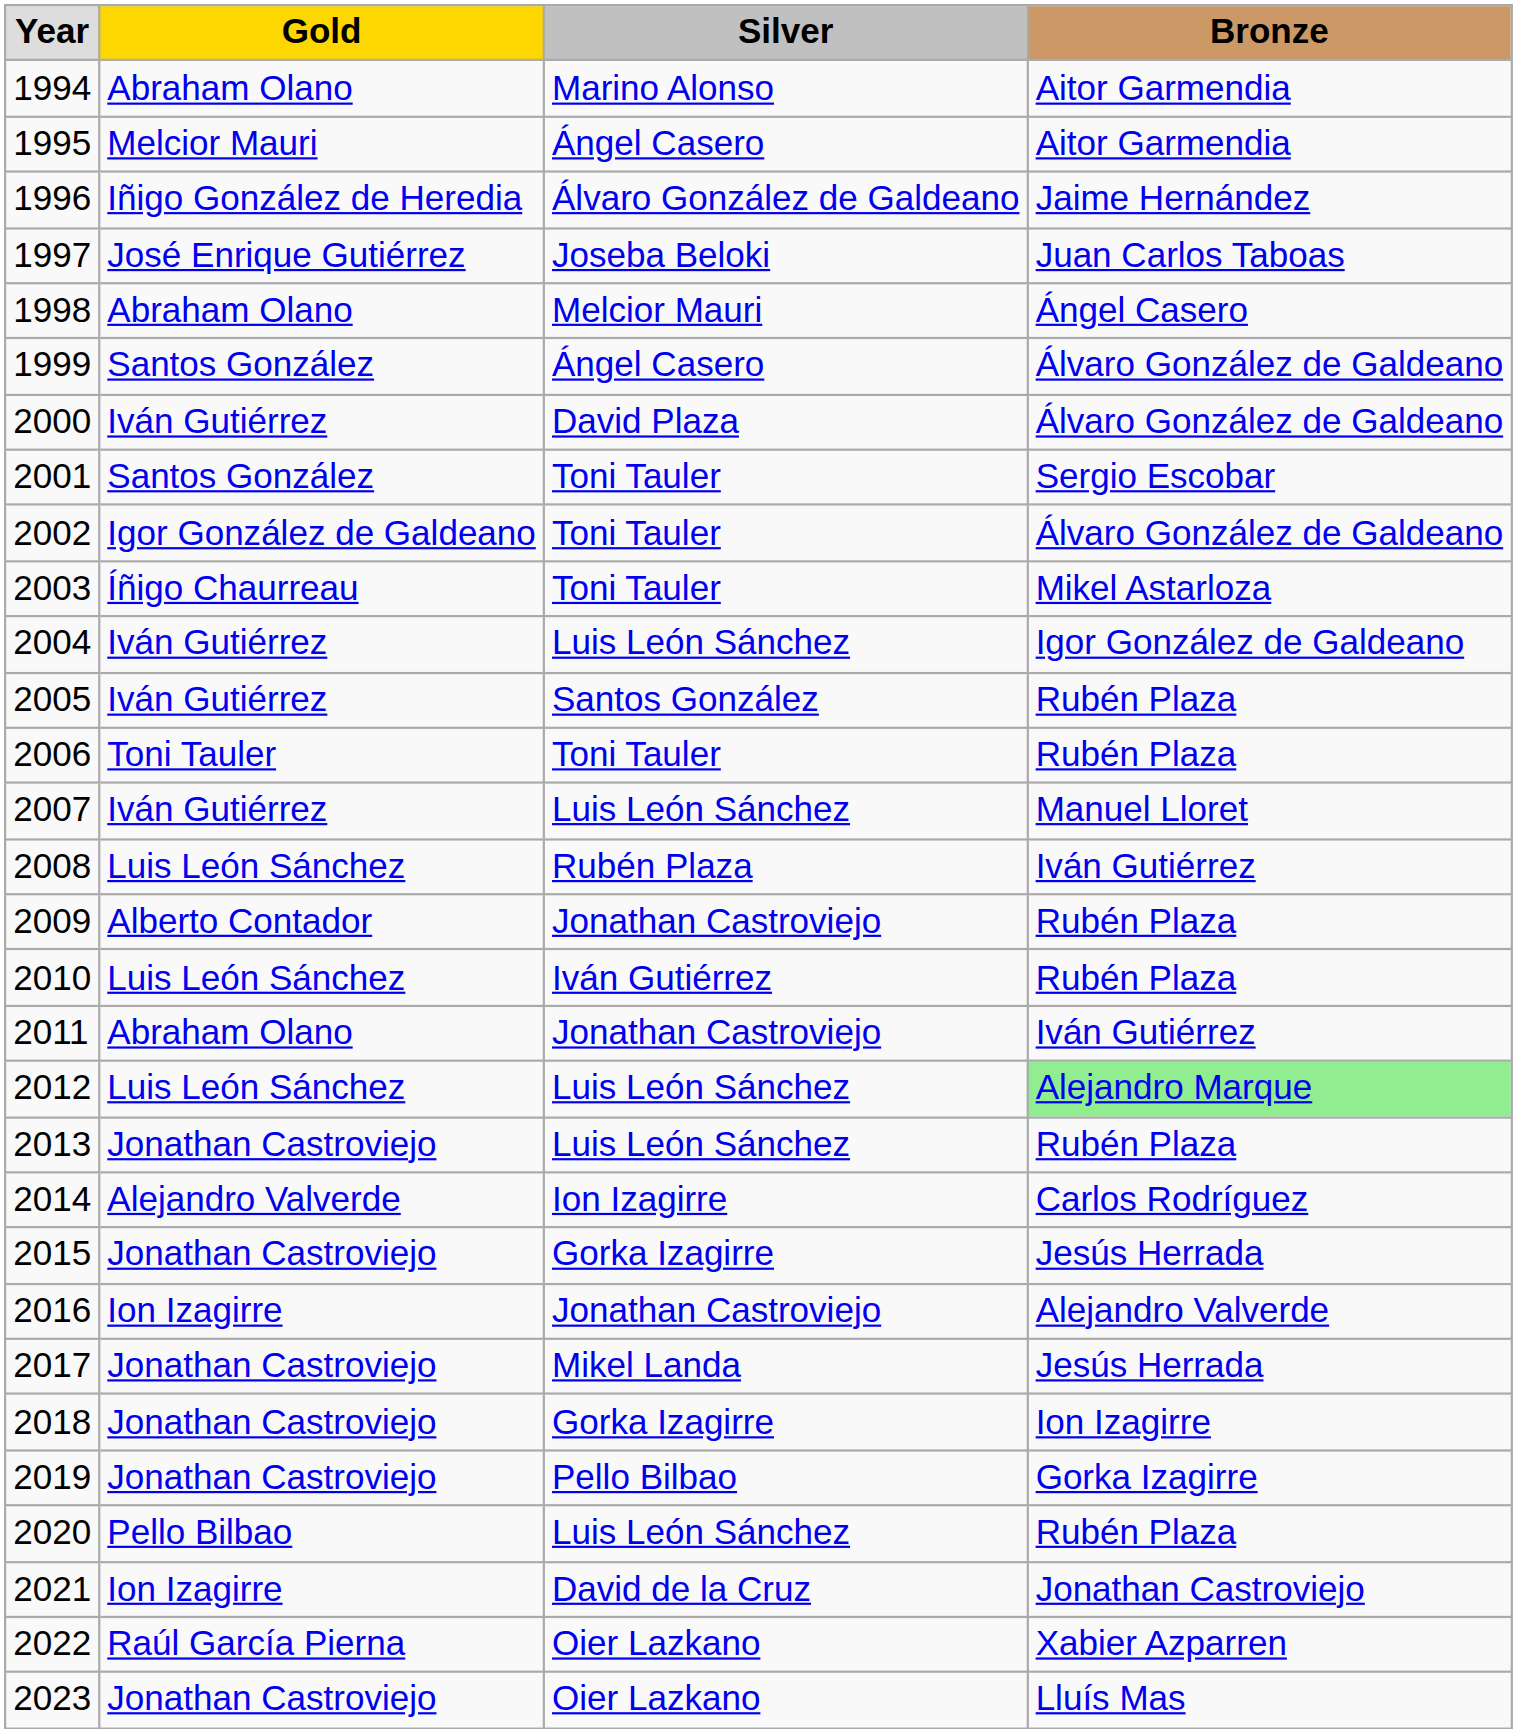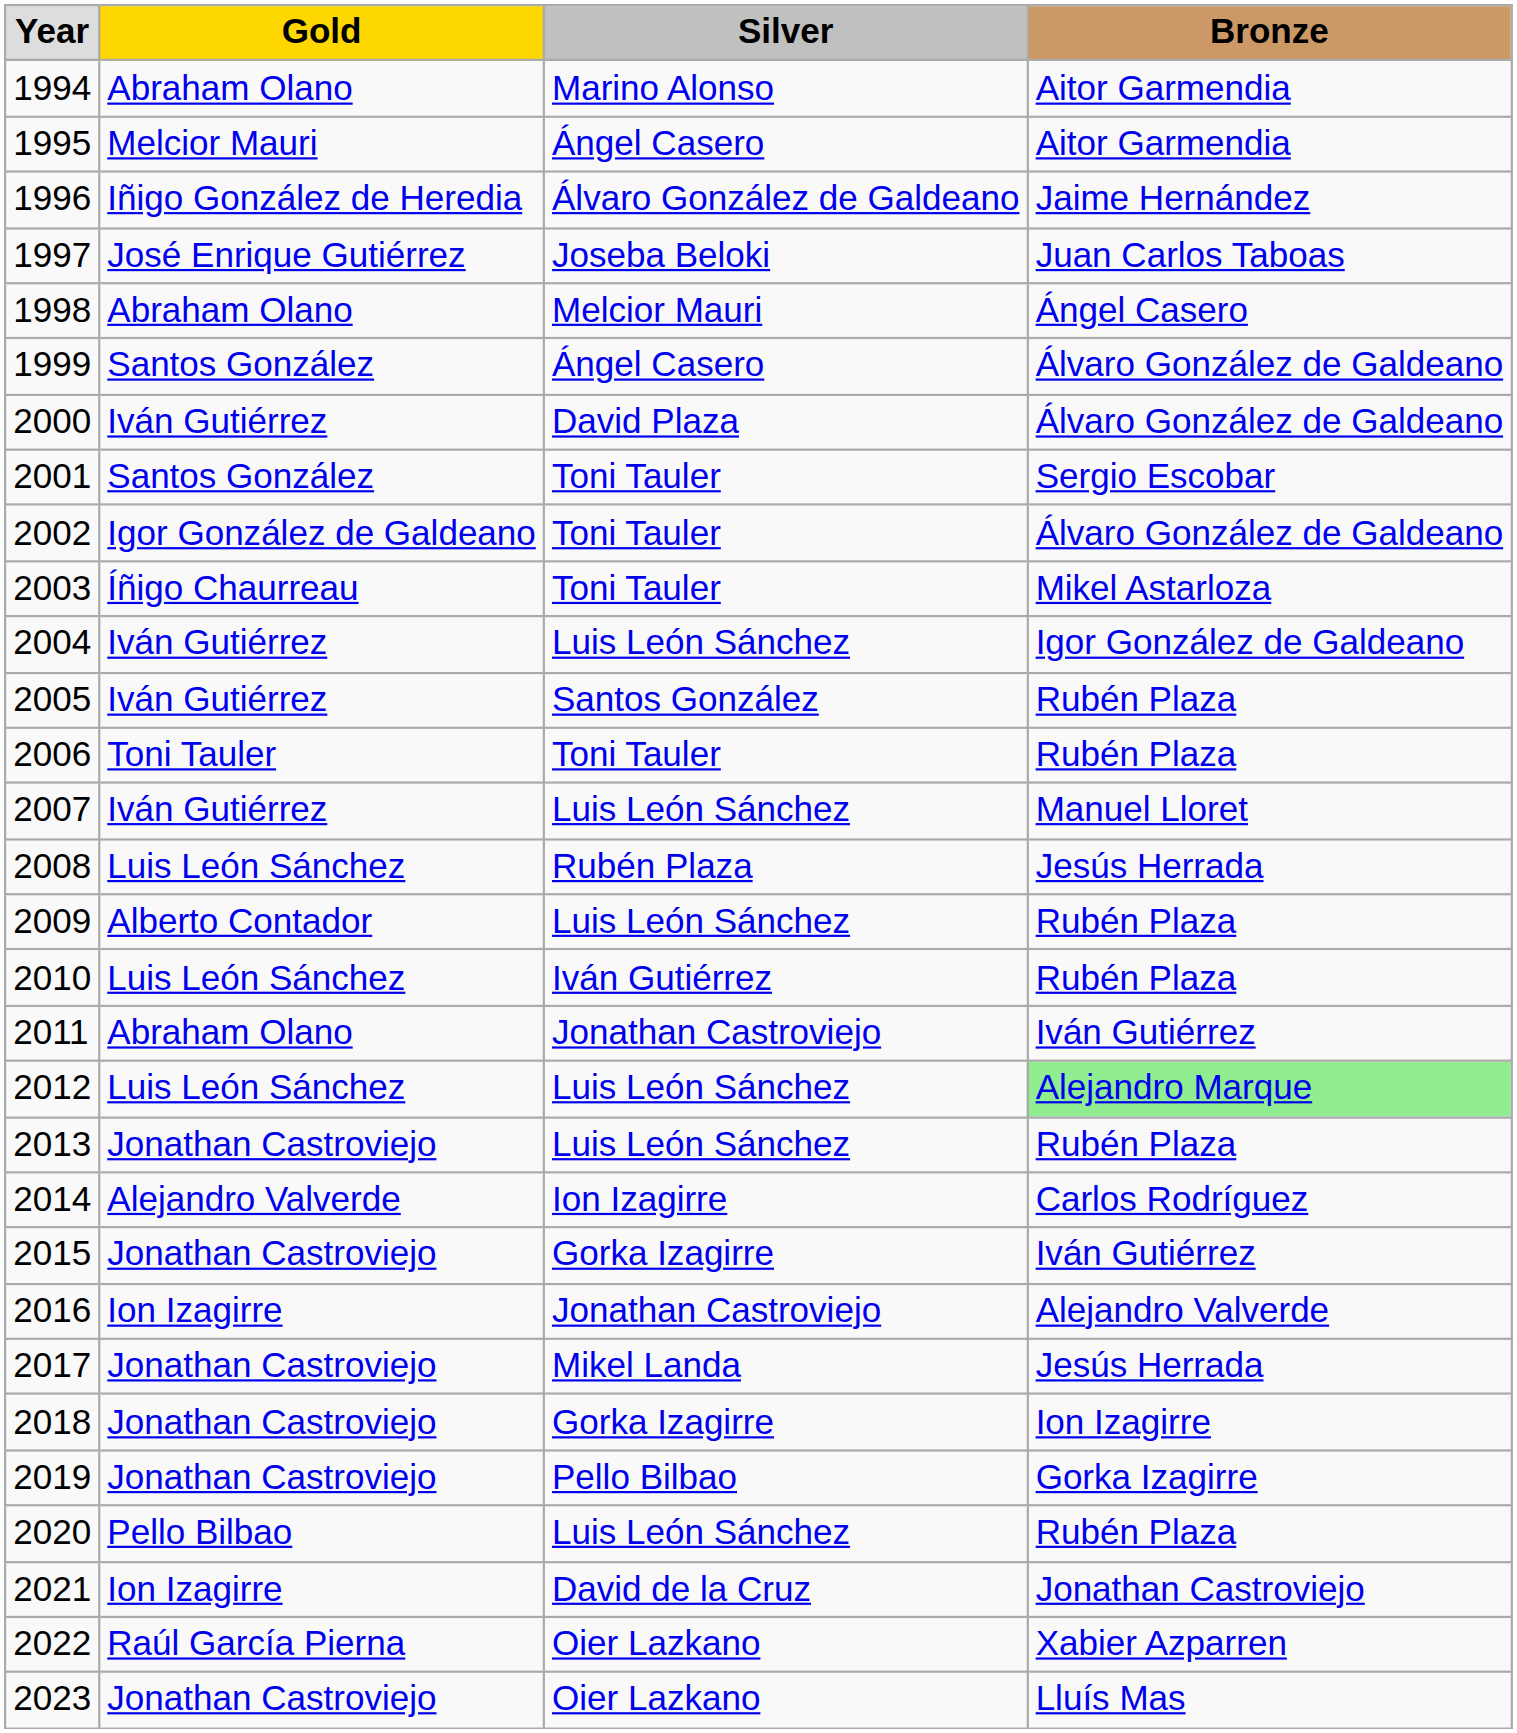(1146, 865) Iván Gutiérrez -> (1150, 865) Jesús Herrada
(717, 921) Jonathan Castroviejo -> (701, 921) Luis León Sánchez
(1150, 1254) Jesús Herrada -> (1146, 1254) Iván Gutiérrez
